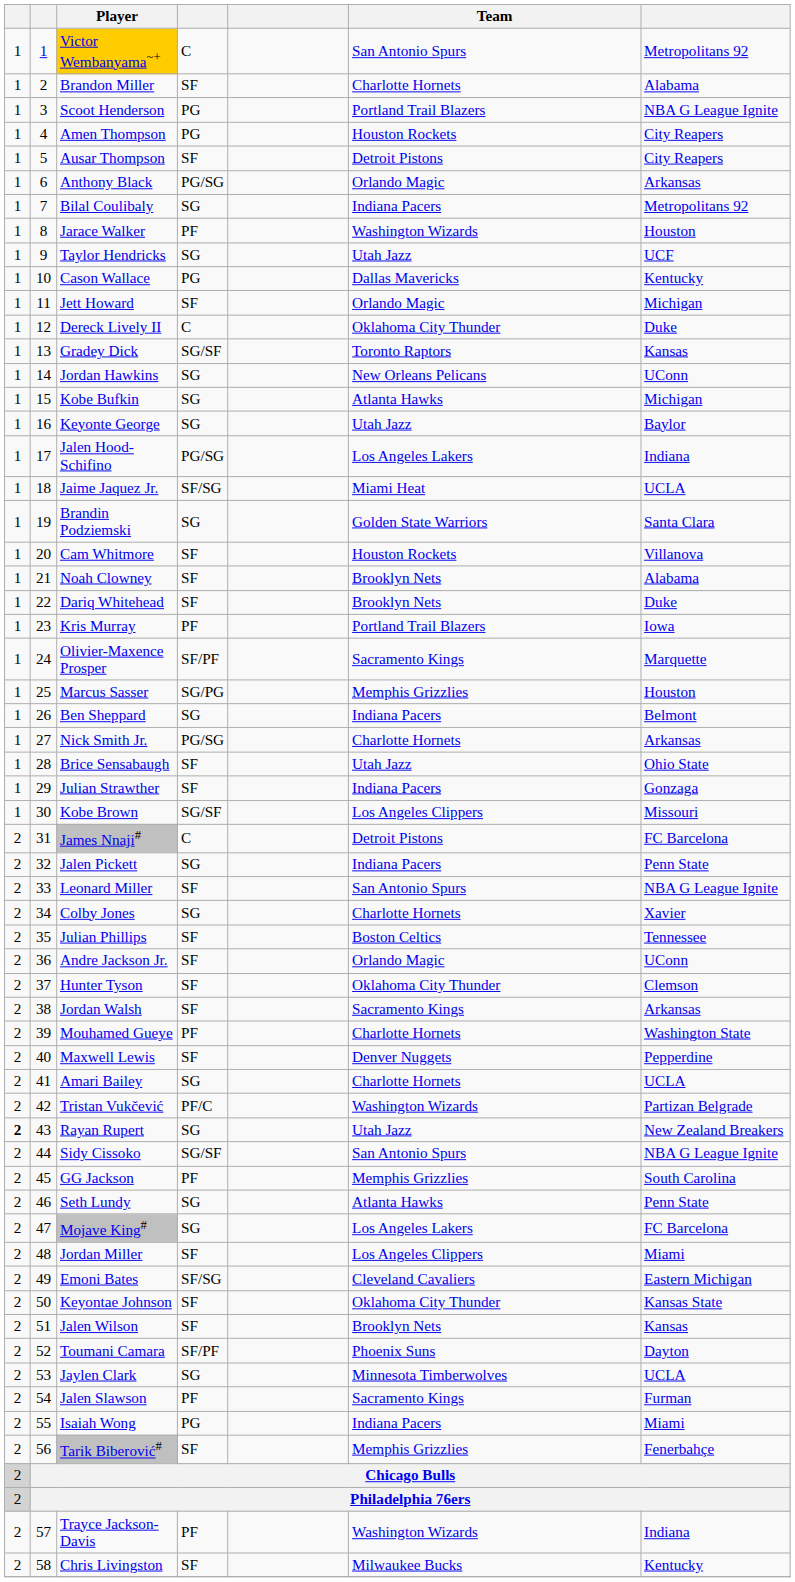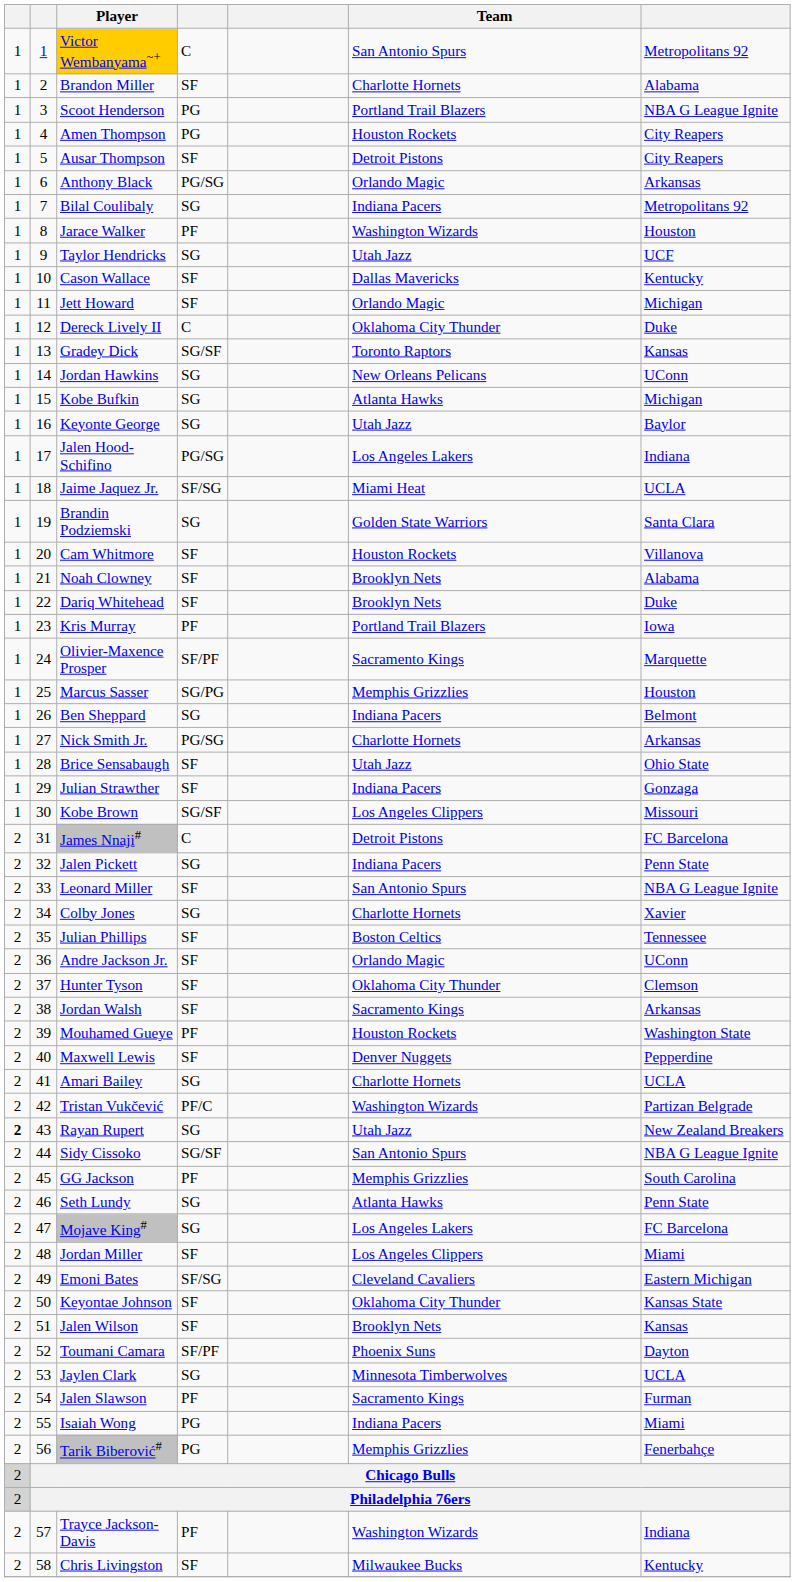(191, 278) PG -> (189, 278) SF
(406, 1033) Charlotte Hornets -> (404, 1033) Houston Rockets
(189, 1449) SF -> (191, 1449) PG
